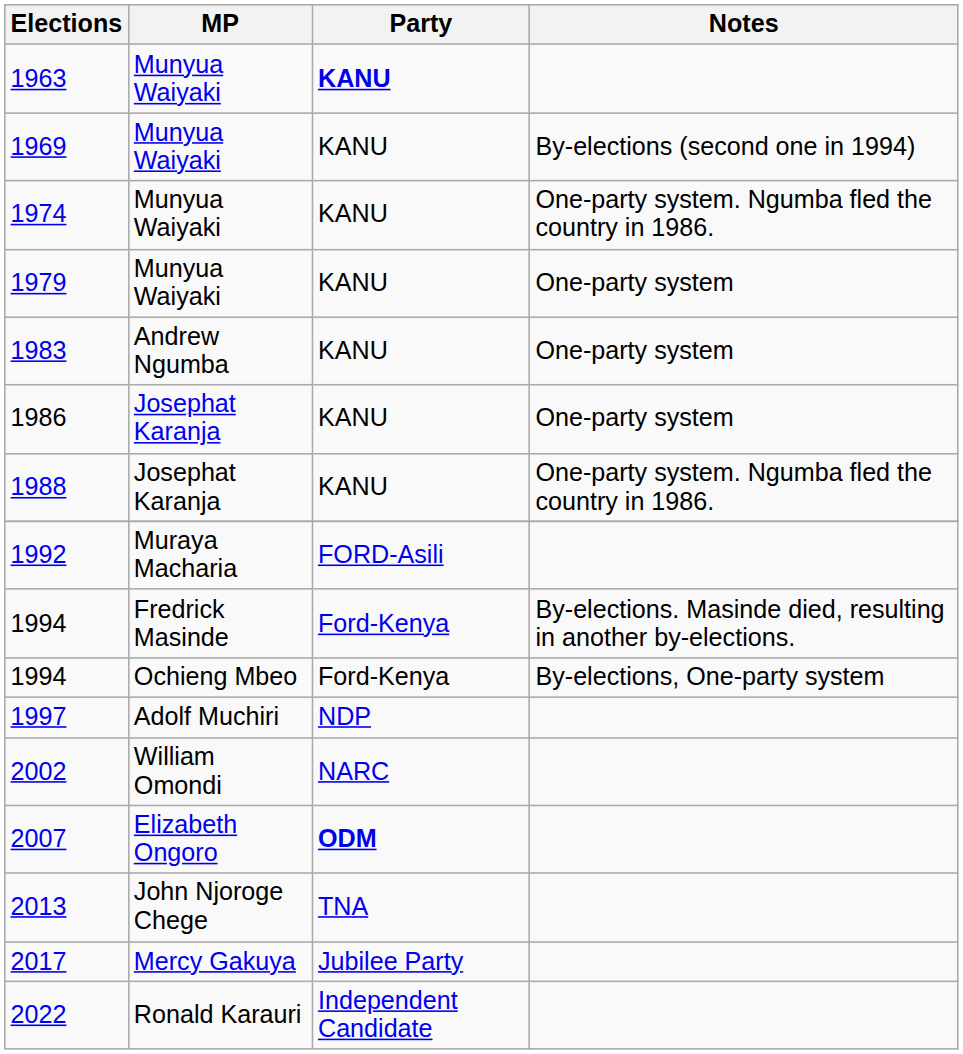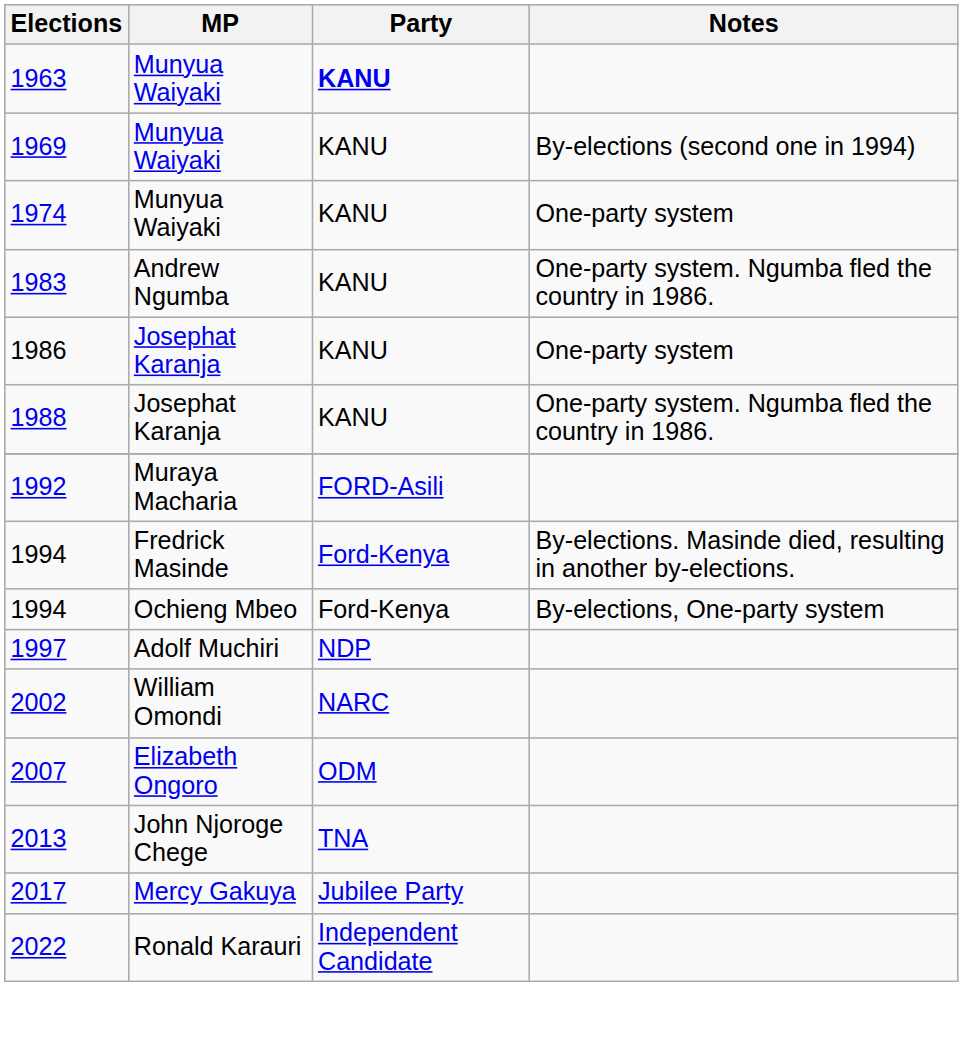(734, 214) One-party system. Ngumba fled the country in 1986. -> (635, 214) One-party system
- row: (39, 282)
(635, 350) One-party system -> (734, 282) One-party system. Ngumba fled the country in 1986.
(347, 839) bold -> (347, 770) normal
